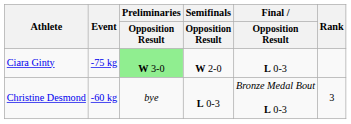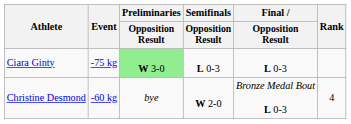(208, 69) W 2-0 -> (208, 69) L 0-3
(208, 104) L 0-3 -> (208, 104) W 2-0
(332, 98) 3 -> (332, 98) 4
